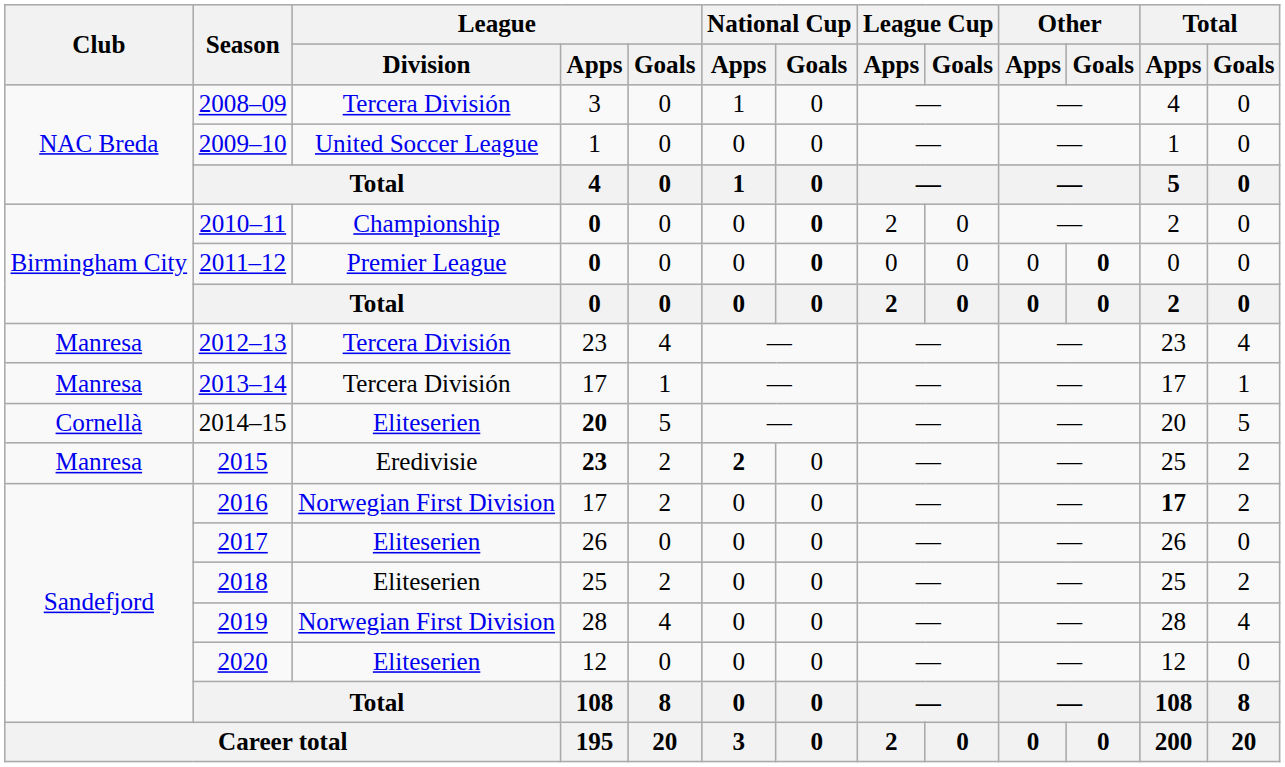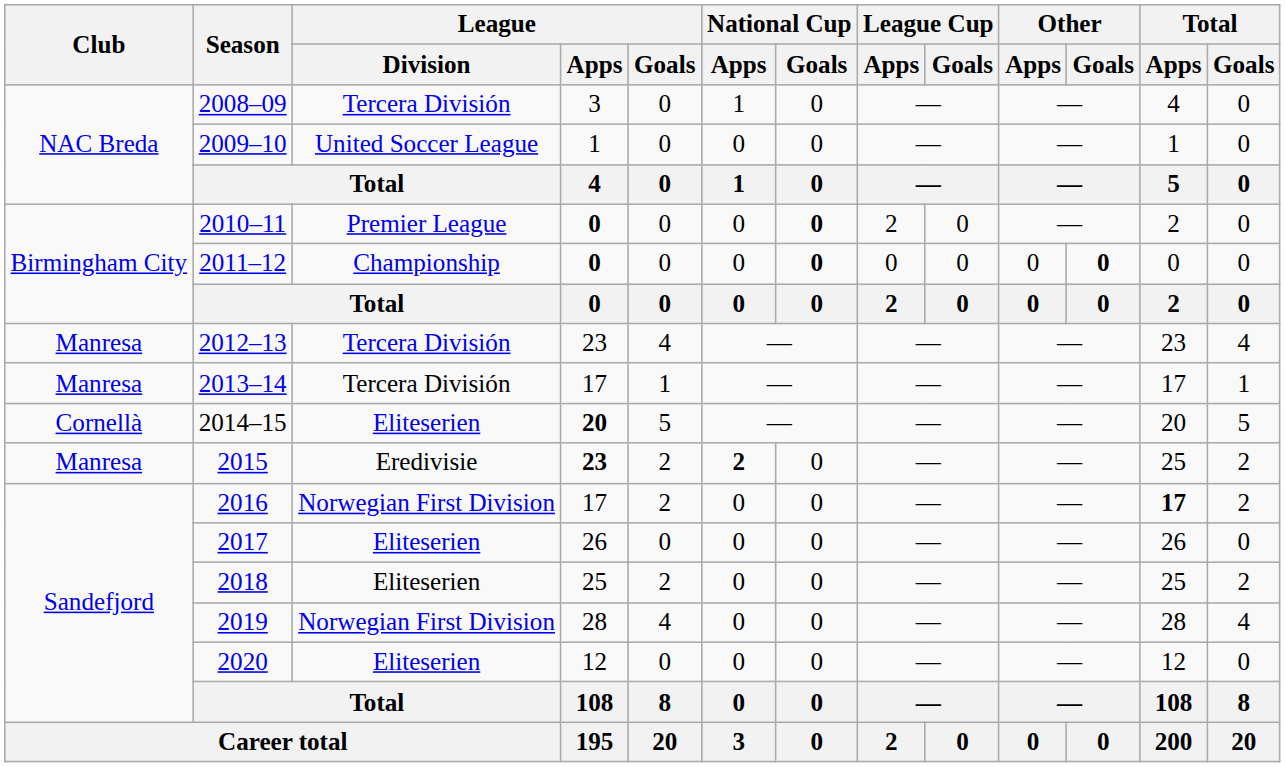(427, 223) Championship -> (427, 223) Premier League
(427, 263) Premier League -> (427, 263) Championship
